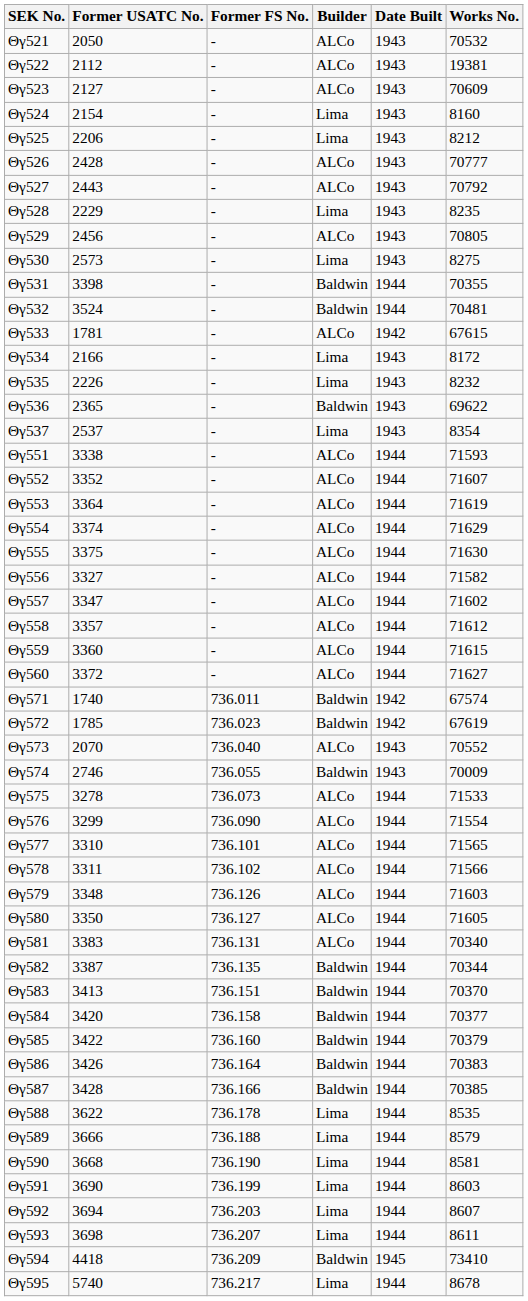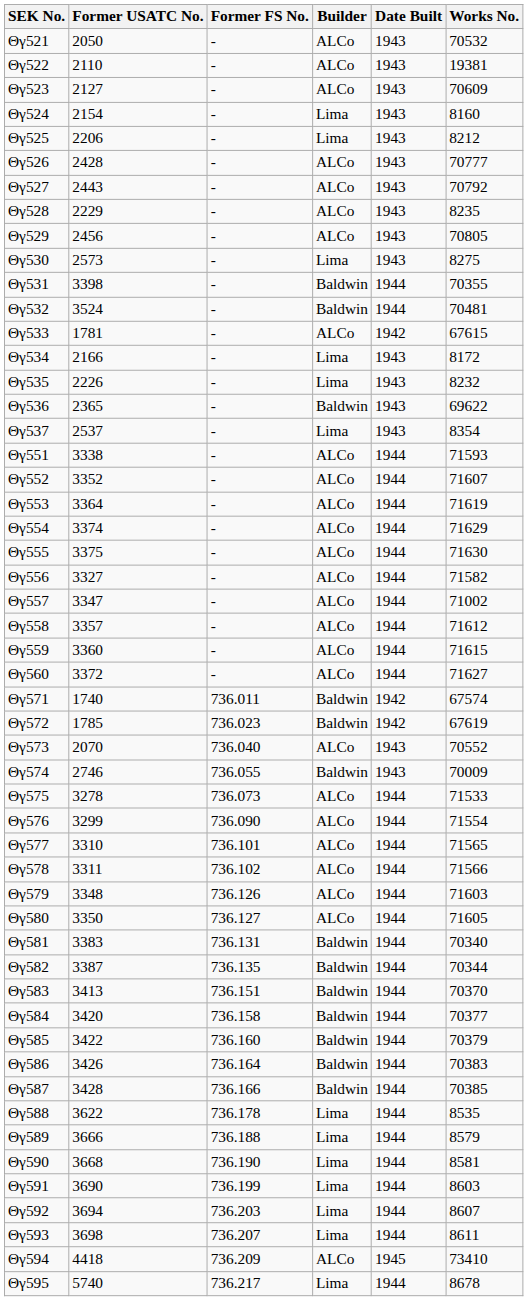(87, 65) 2112 -> (87, 65) 2110
(332, 211) Lima -> (335, 211) ALCo
(468, 601) 71602 -> (468, 601) 71002
(335, 942) ALCo -> (342, 942) Baldwin
(342, 1259) Baldwin -> (335, 1259) ALCo
